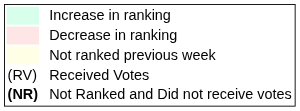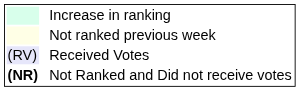- row: (113, 35)
(22, 75) no background -> (22, 55) lavender background
